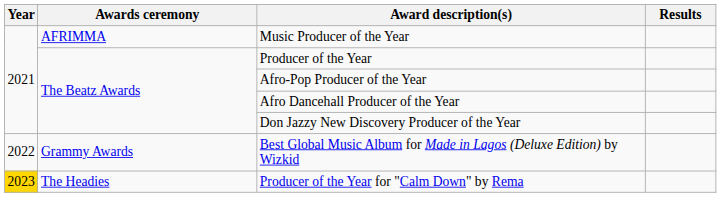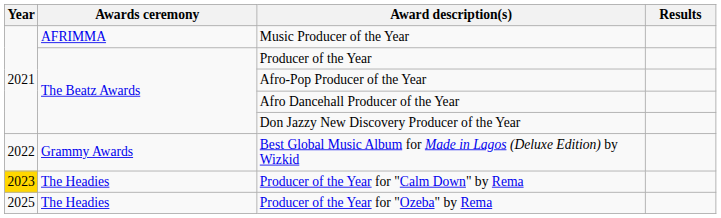+ row: (376, 203)
